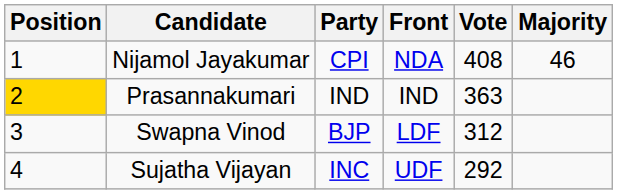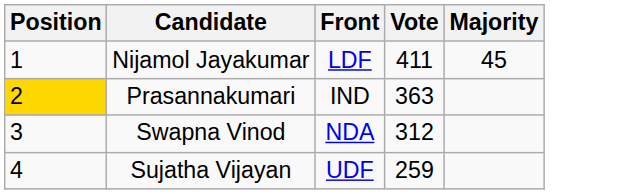- column: (349, 22)
(419, 59) NDA -> (350, 59) LDF
(483, 59) 408 -> (414, 59) 411
(563, 59) 46 -> (494, 59) 45
(419, 133) LDF -> (350, 133) NDA
(483, 170) 292 -> (414, 170) 259
